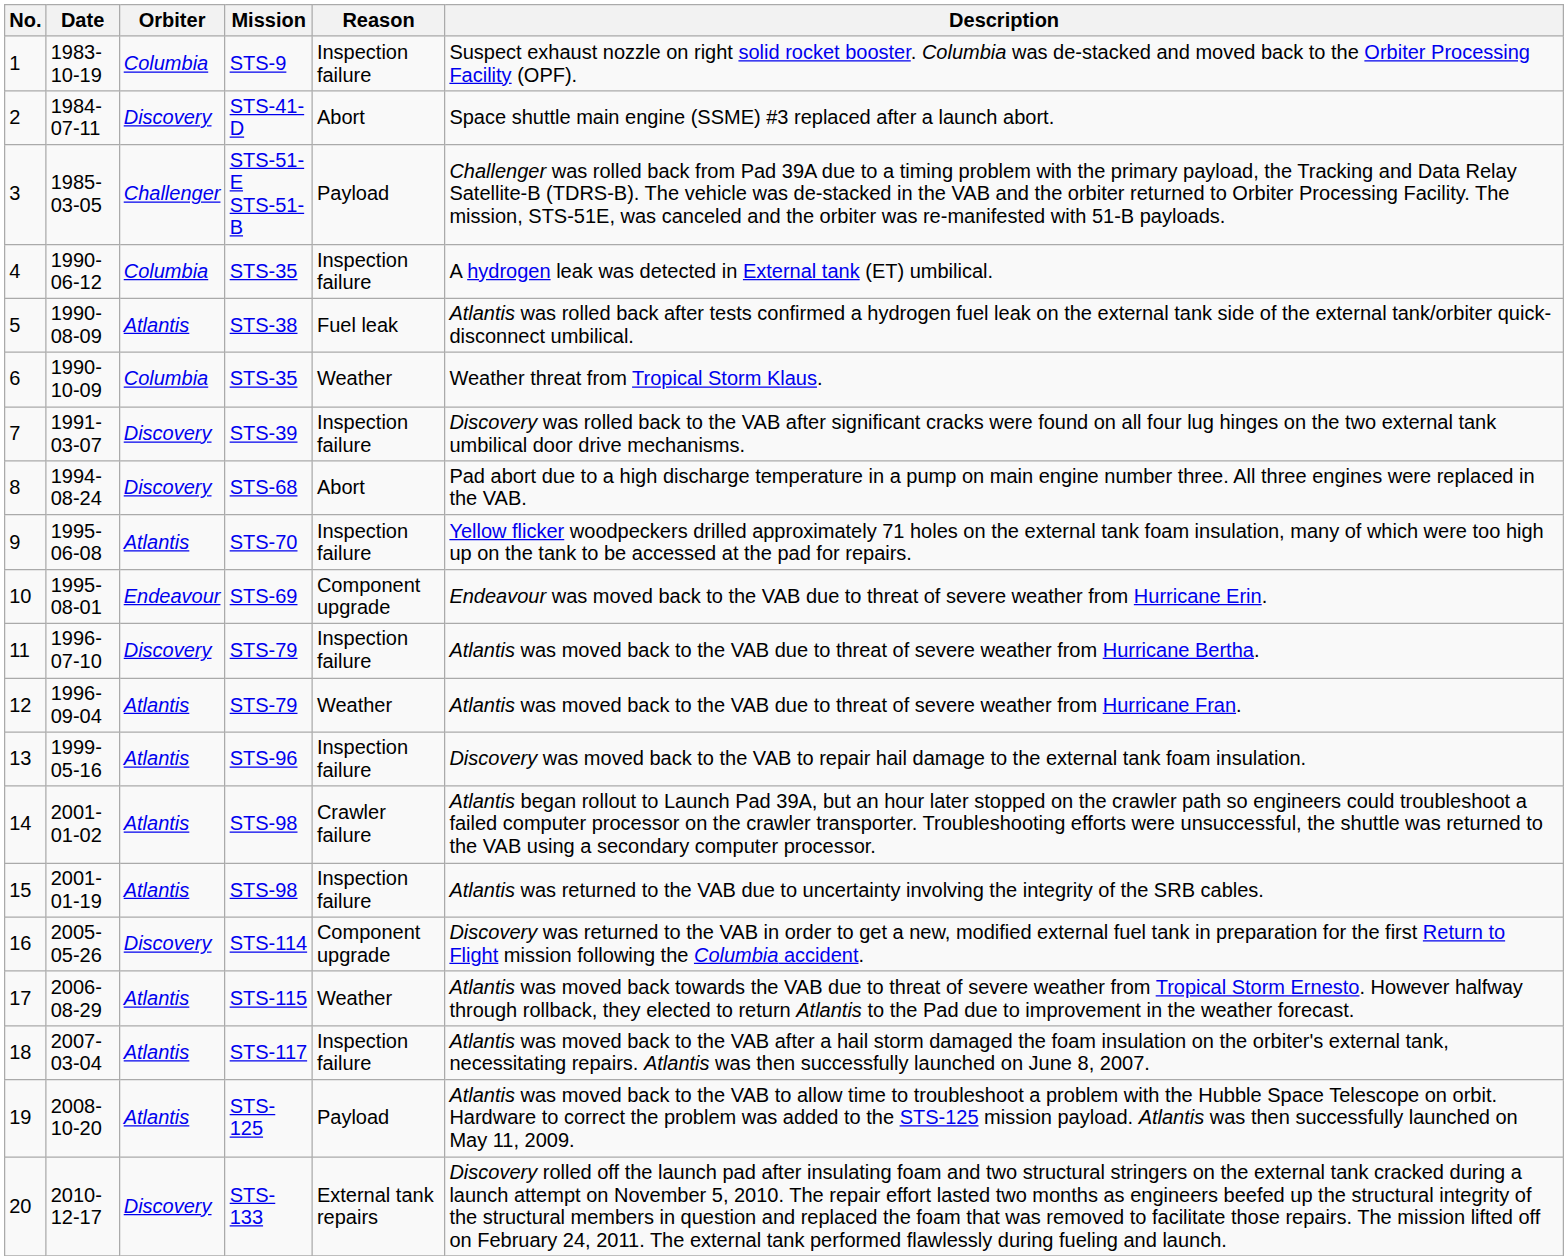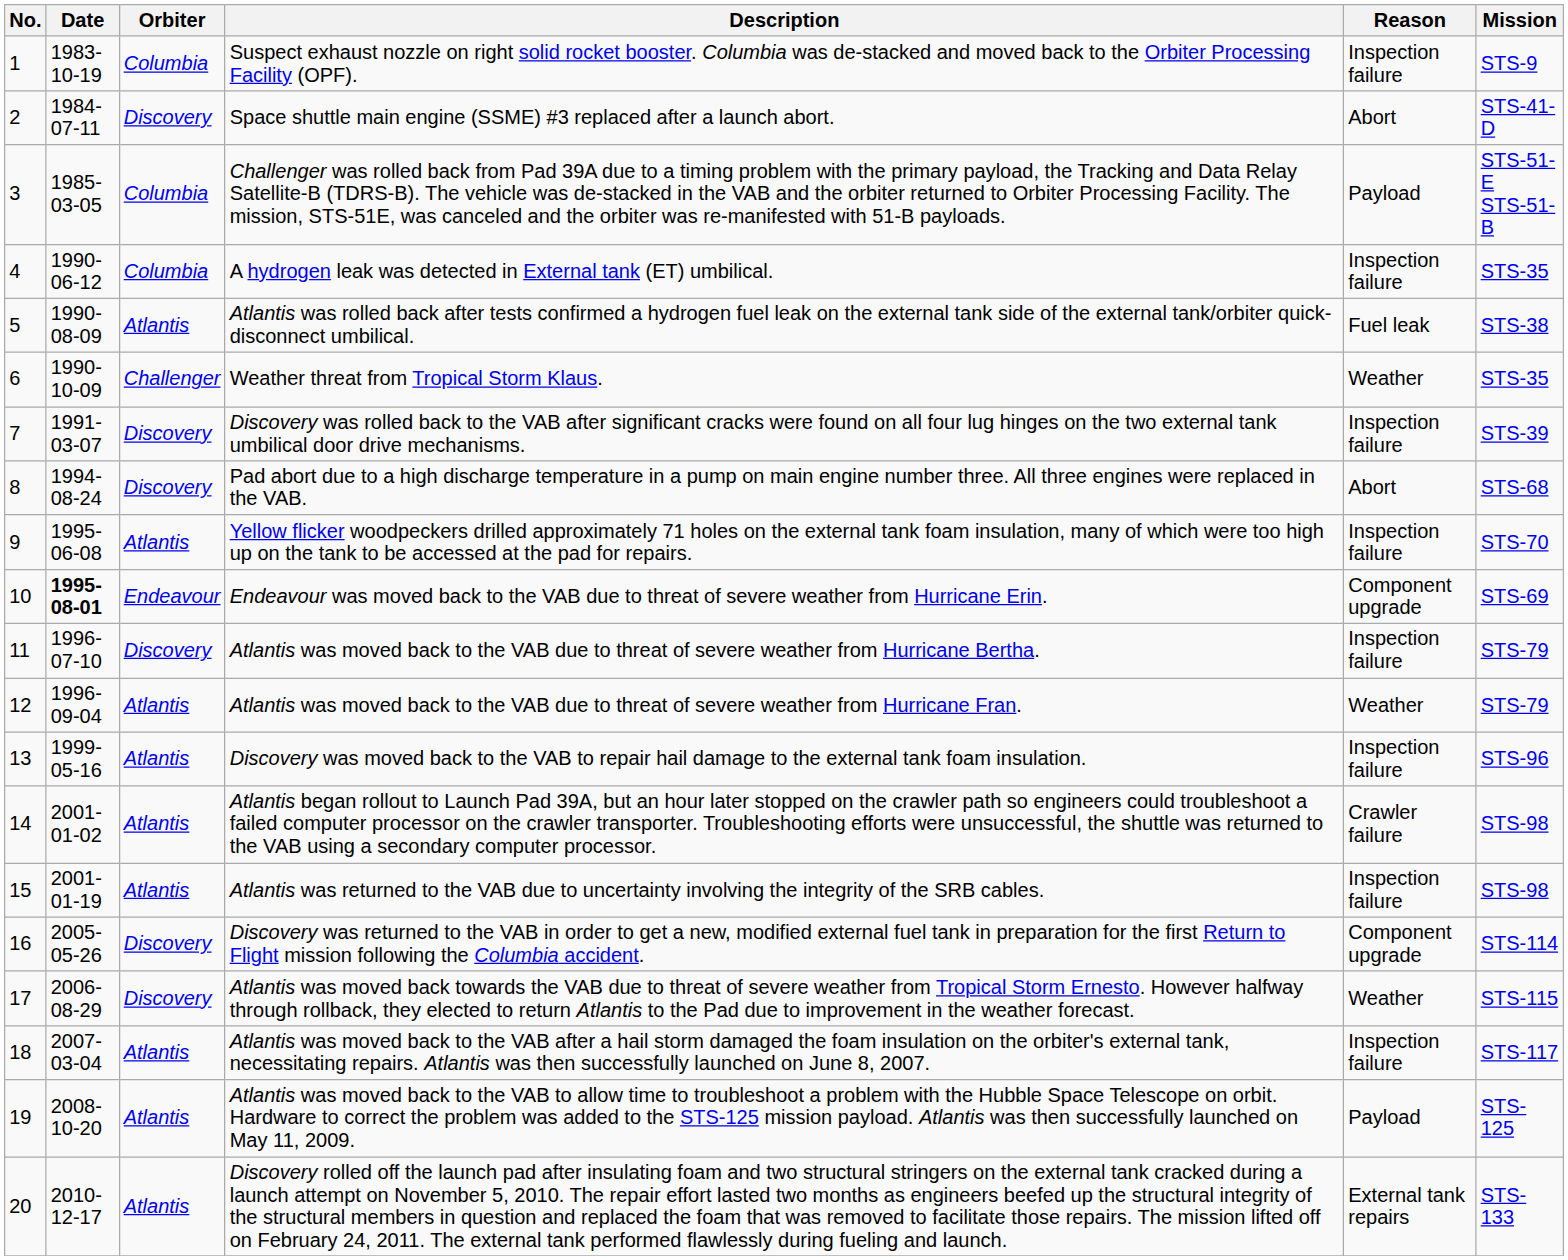columns swapped: (269, 20) <-> (1004, 20)
(172, 194) Challenger -> (166, 194) Columbia
(166, 379) Columbia -> (172, 379) Challenger
(76, 596) normal -> (76, 596) bold
(157, 998) Atlantis -> (168, 998) Discovery
(168, 1205) Discovery -> (157, 1205) Atlantis
